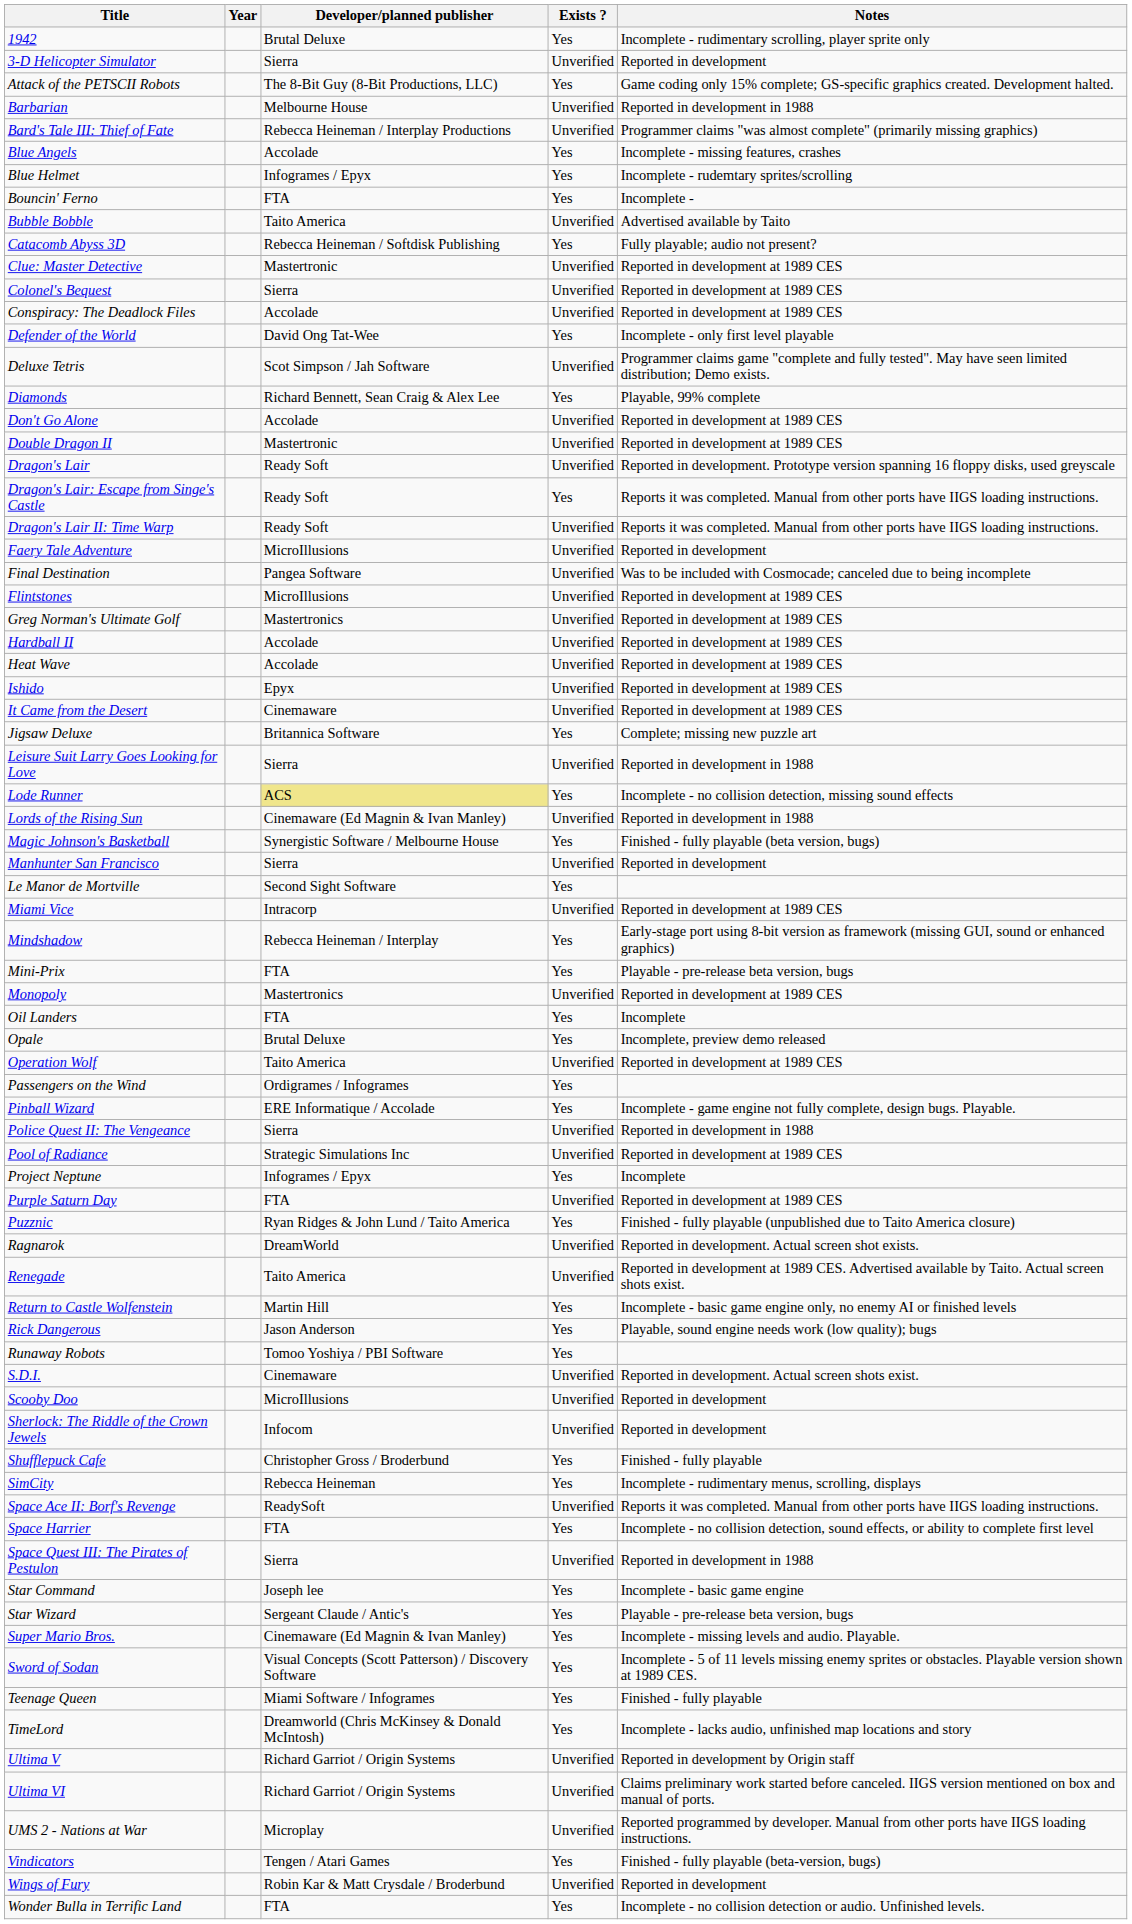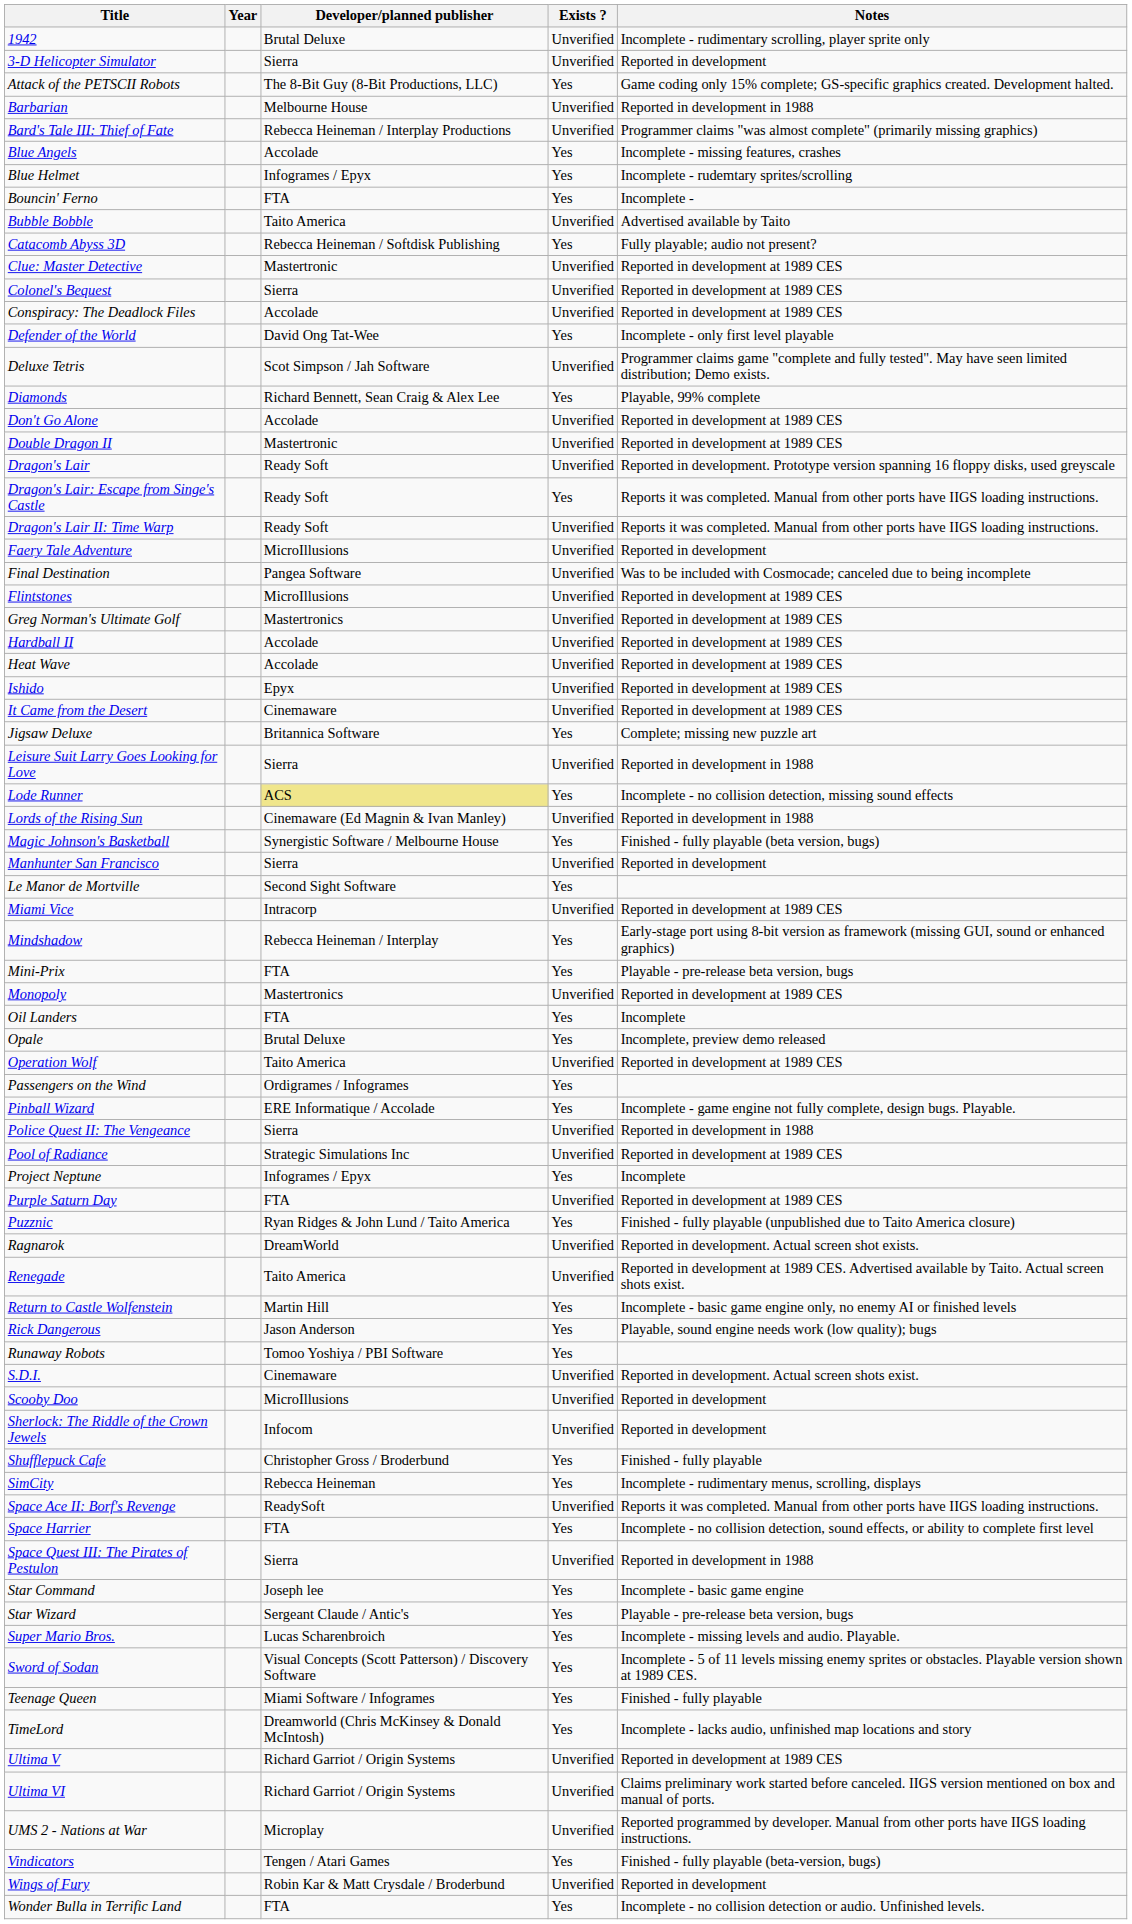(562, 38) Yes -> (583, 38) Unverified
(385, 1636) Cinemaware (Ed Magnin & Ivan Manley) -> (324, 1636) Lucas Scharenbroich
(737, 1760) Reported in development by Origin staff -> (732, 1760) Reported in development at 1989 CES
